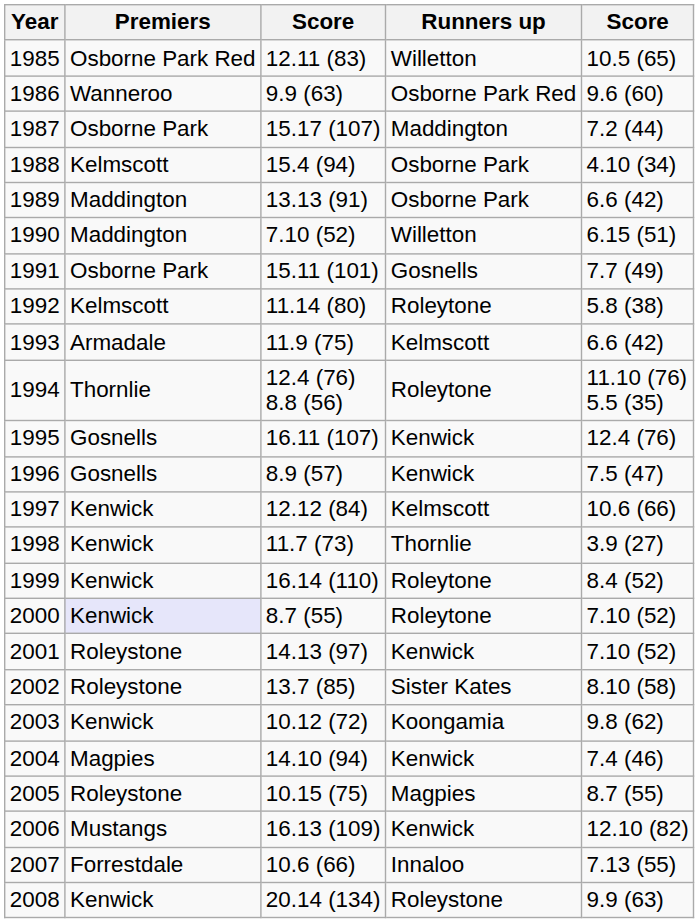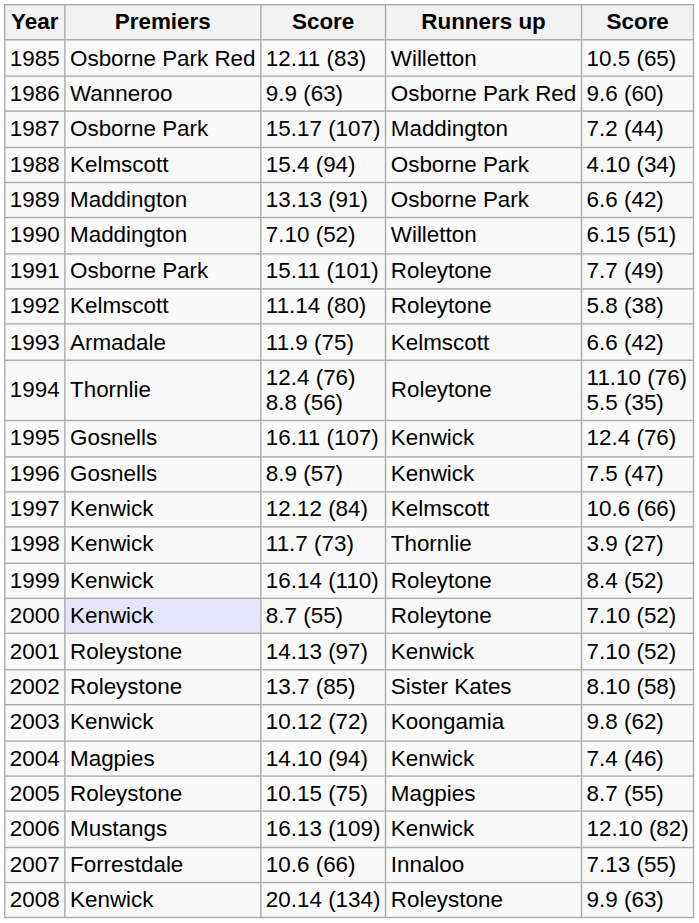(434, 270) Gosnells -> (441, 270) Roleytone
